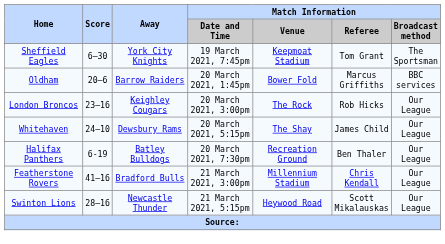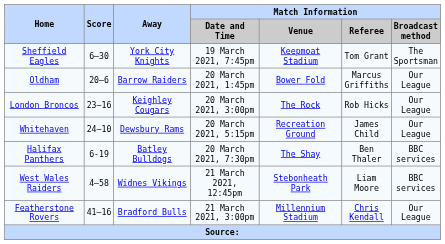(416, 80) BBC services -> (416, 80) Our League
(292, 129) The Shay -> (301, 129) Recreation Ground
(292, 154) Recreation Ground -> (301, 154) The Shay
(416, 154) Our League -> (416, 154) BBC services
+ row: (44, 183)
- row: (44, 203)
